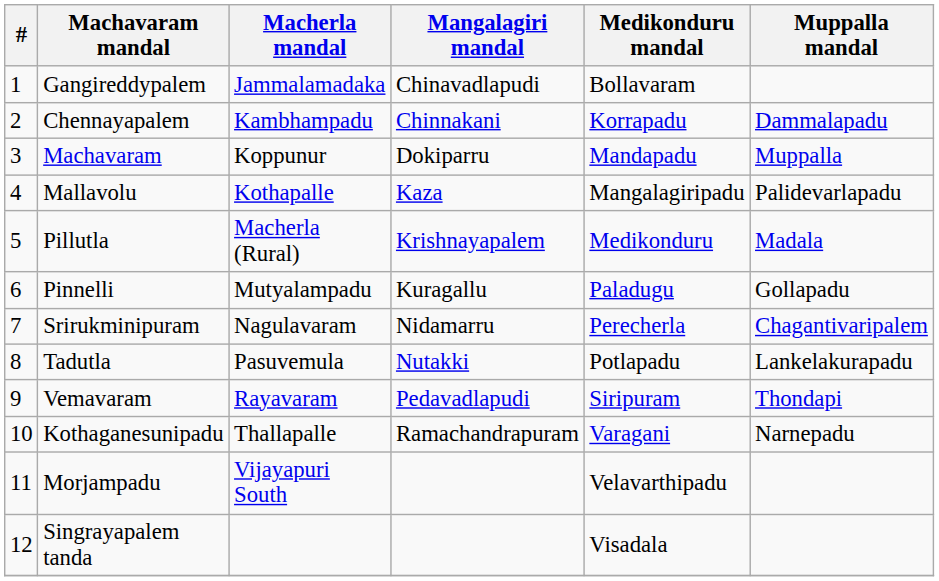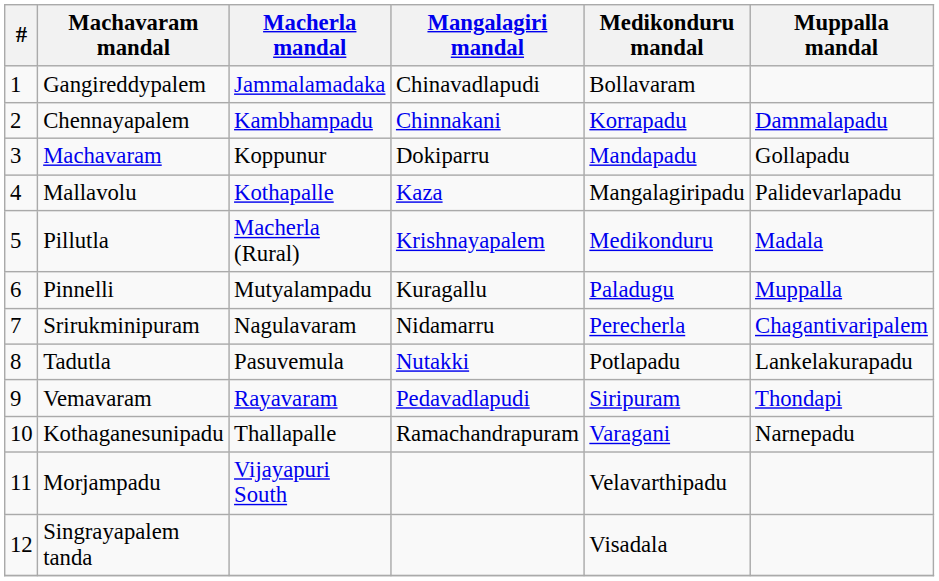(799, 156) Muppalla -> (802, 156) Gollapadu
(802, 289) Gollapadu -> (799, 289) Muppalla
